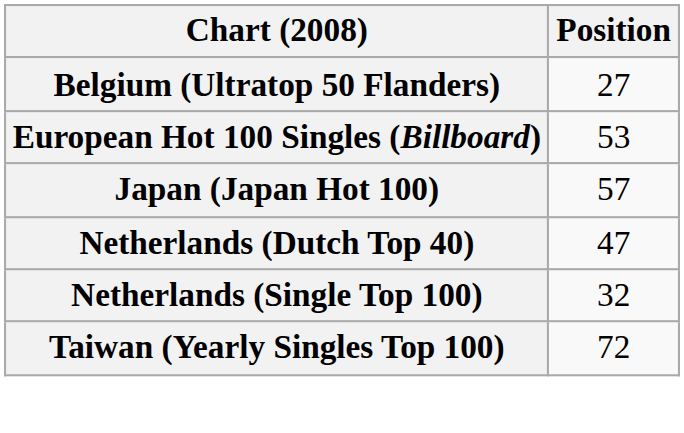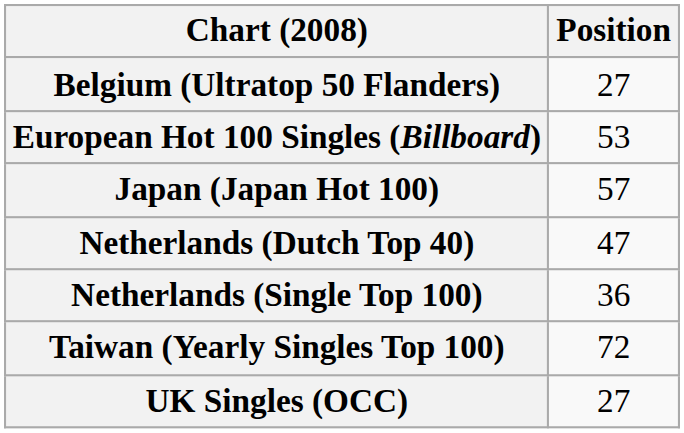(614, 294) 32 -> (614, 294) 36
+ row: (277, 400)
